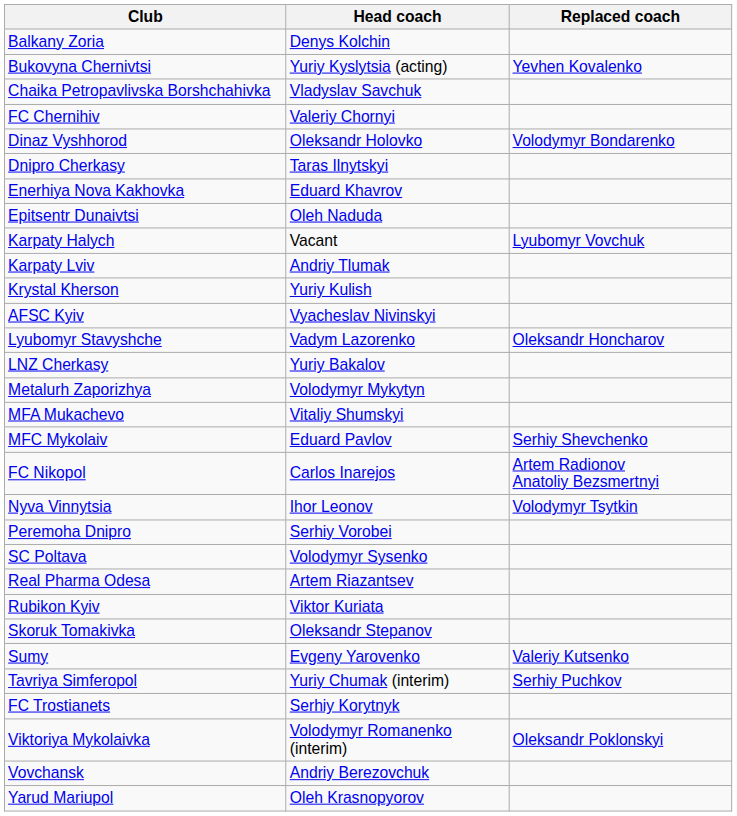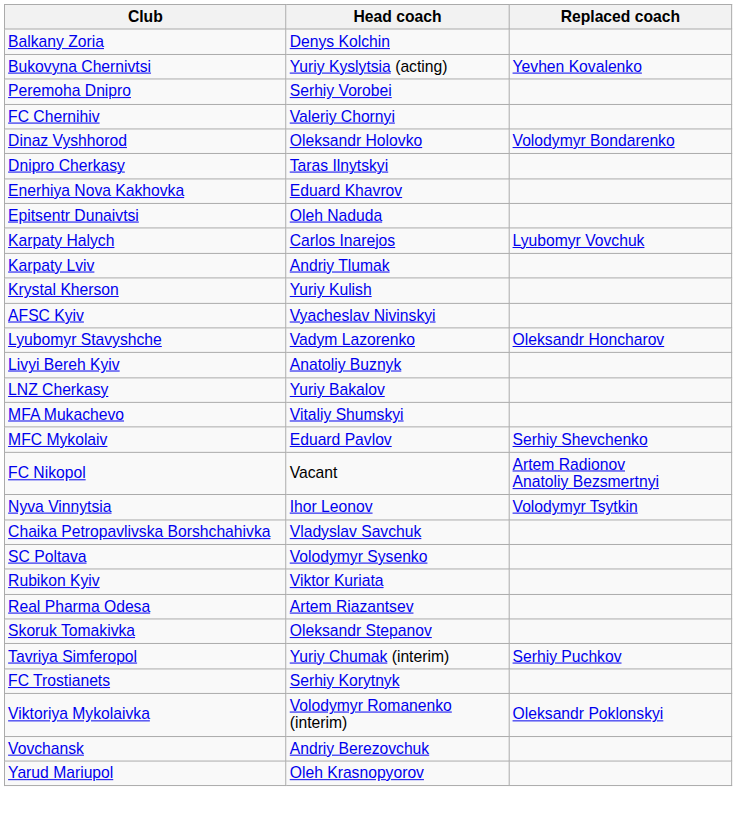rows swapped: (139, 91) <-> (70, 531)
(314, 240) Vacant -> (342, 240) Carlos Inarejos
+ row: (64, 365)
- row: (80, 389)
(342, 473) Carlos Inarejos -> (314, 473) Vacant
rows swapped: (79, 581) <-> (54, 606)
- row: (28, 656)
